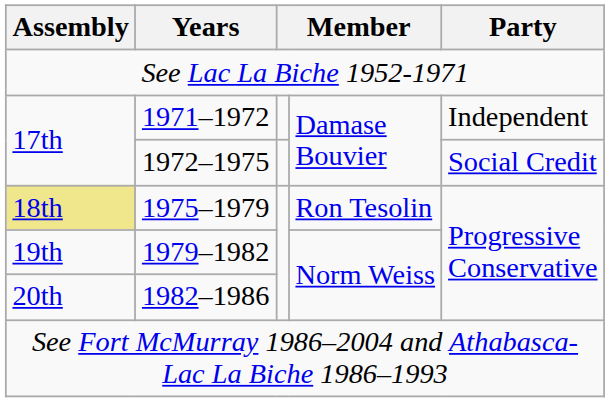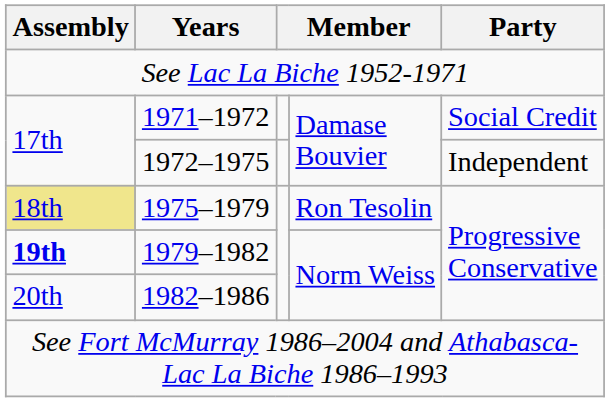(518, 117) Independent -> (522, 117) Social Credit
(522, 162) Social Credit -> (518, 162) Independent
(38, 251) normal -> (39, 251) bold
